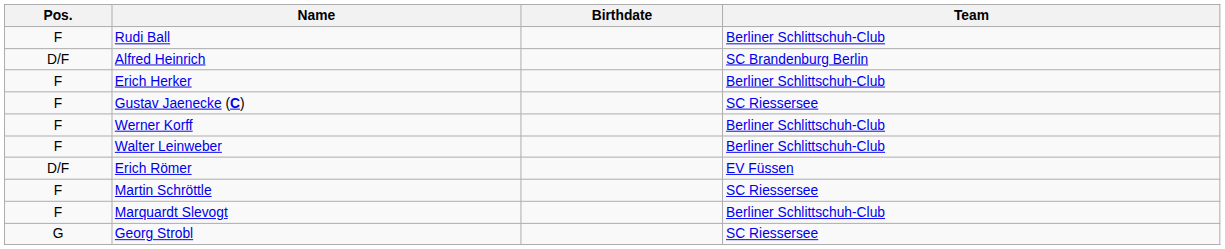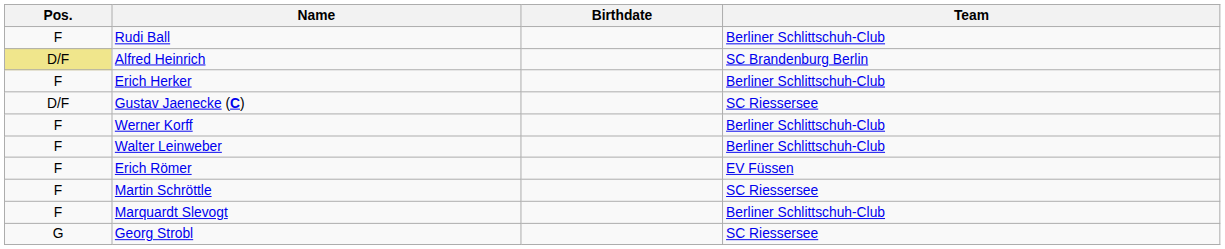(58, 59) no background -> (58, 59) khaki background
(58, 103) F -> (58, 103) D/F
(58, 169) D/F -> (58, 169) F
